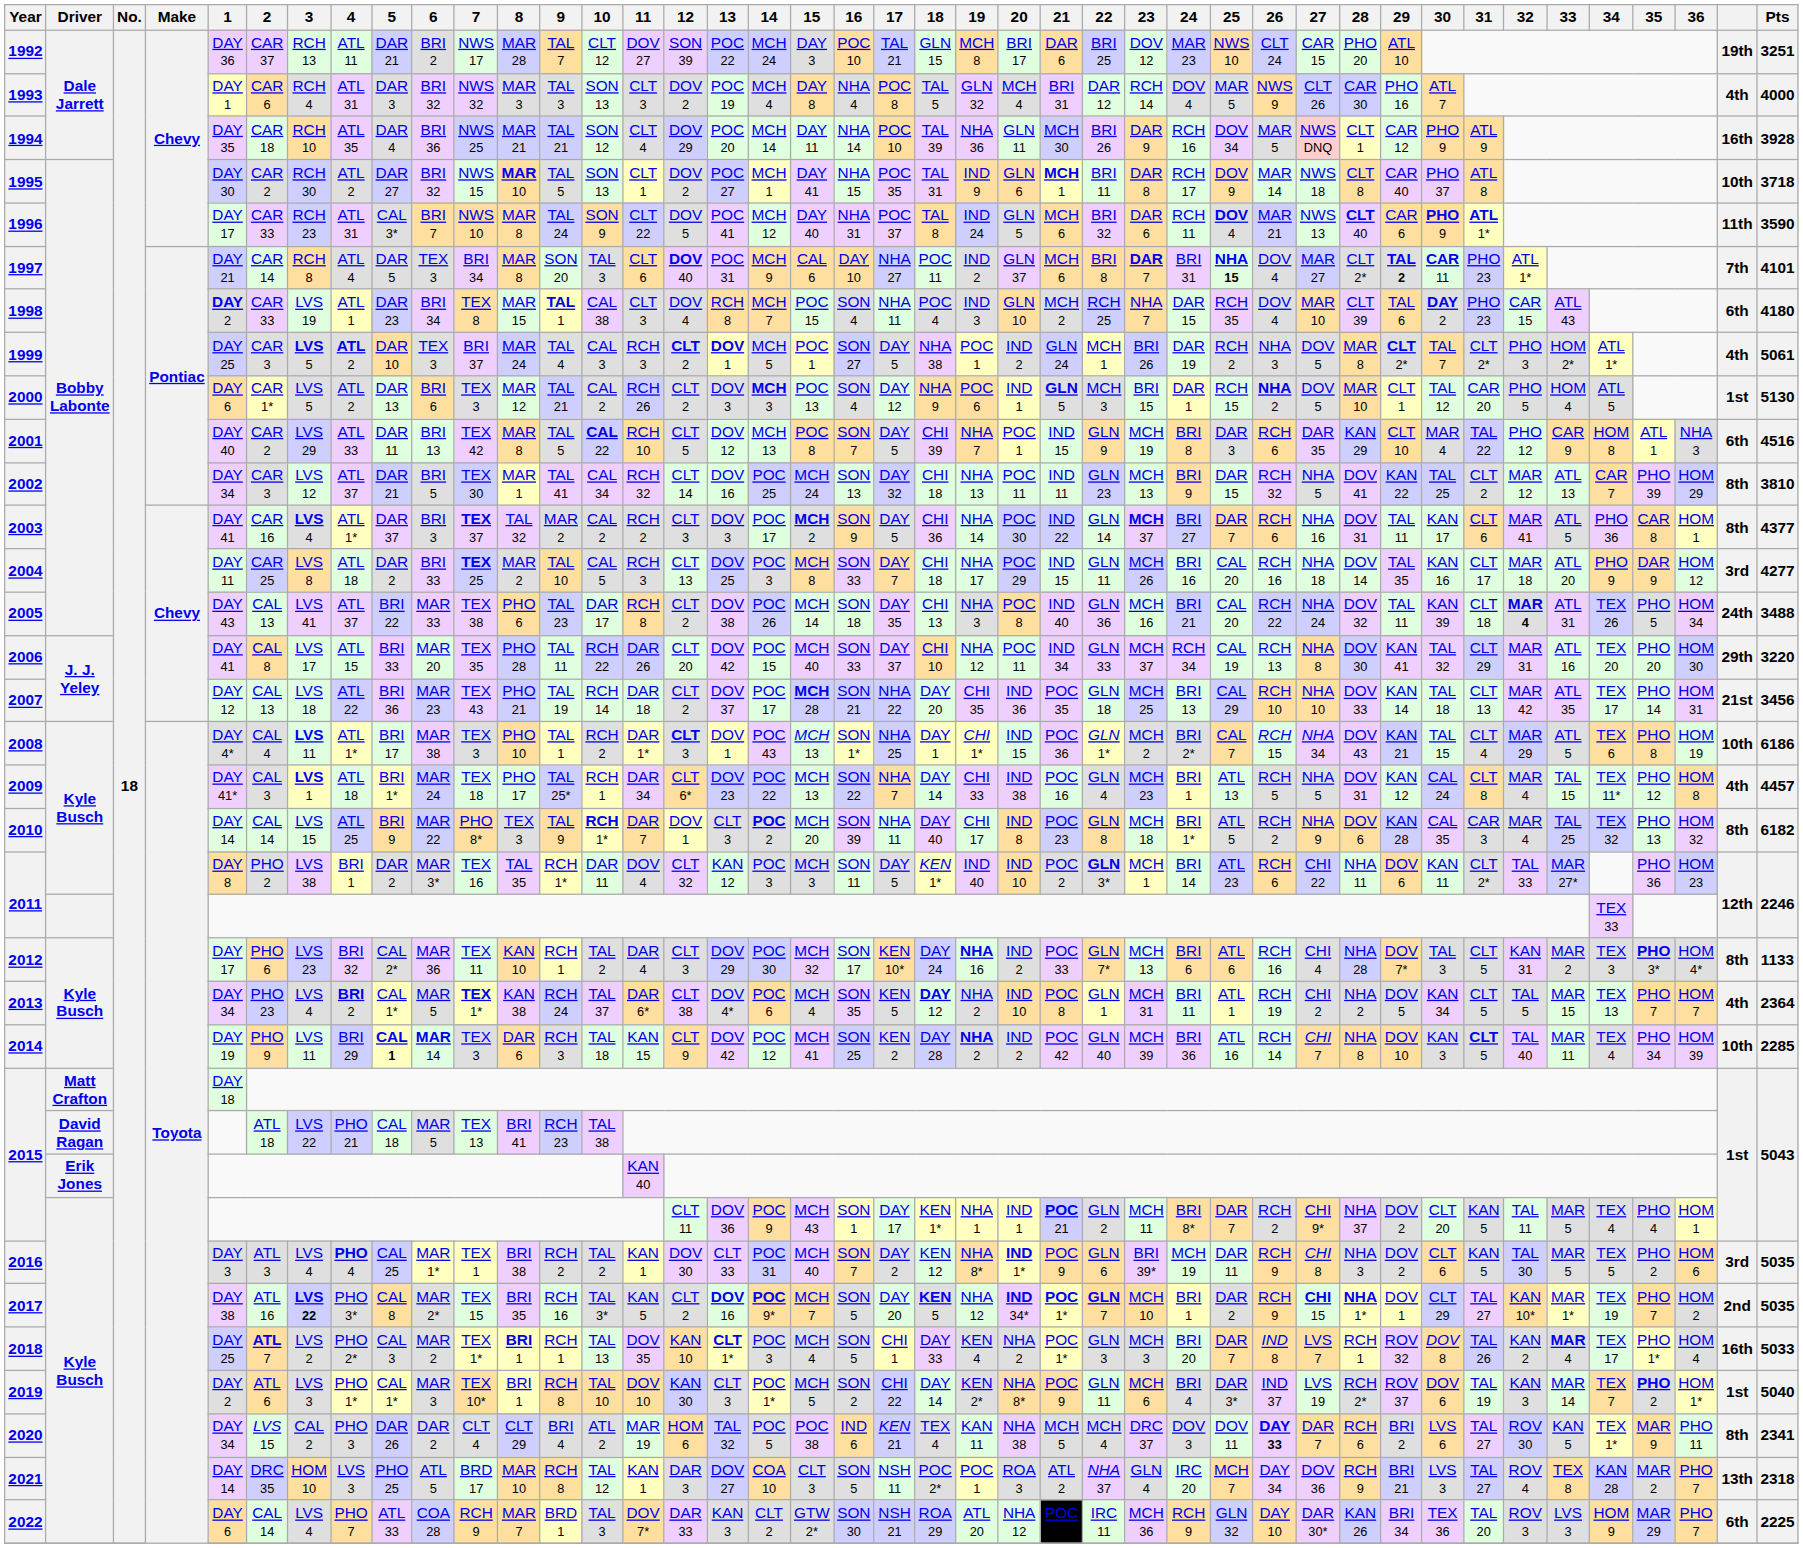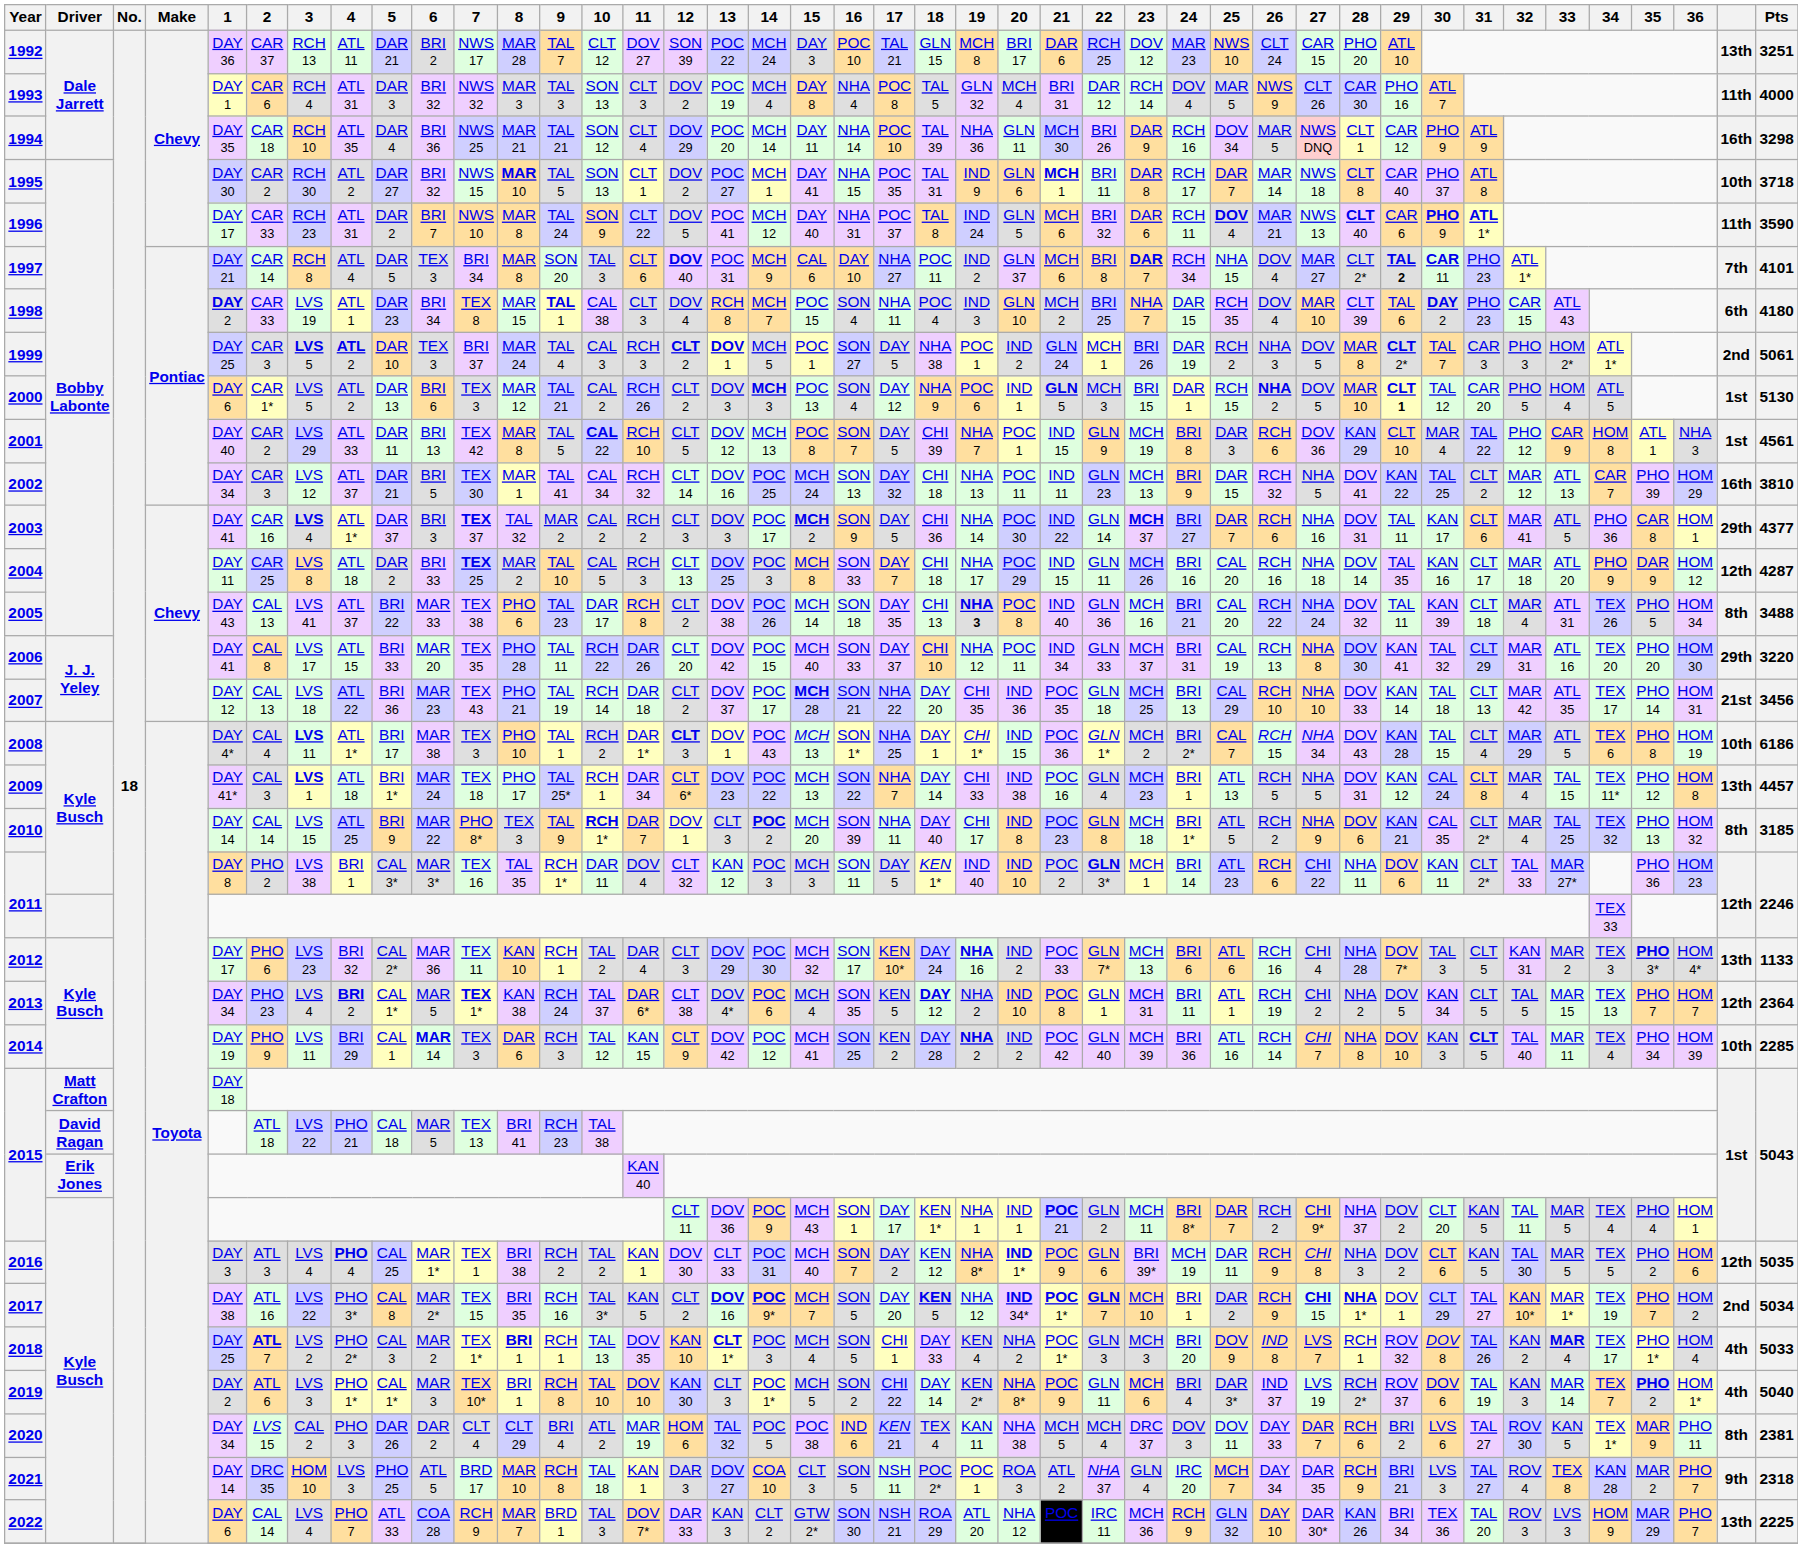(1104, 51) BRI 25 -> (1104, 51) RCH 25
(1737, 52) 19th -> (1736, 52) 13th
(1737, 95) 4th -> (1736, 95) 11th
(1777, 138) 3928 -> (1777, 138) 3298
(1231, 181) DOV 9 -> (1231, 181) DAR 7
(392, 224) CAL 3* -> (392, 224) DAR 2
(1189, 267) BRI 31 -> (1189, 267) RCH 34
(1231, 268) bold -> (1231, 267) normal
(1104, 310) RCH 25 -> (1104, 310) BRI 25
(1484, 354) CLT 2* -> (1484, 354) CAR 3
(1737, 354) 4th -> (1736, 354) 2nd
(1401, 397) normal -> (1401, 398) bold
(1318, 440) DAR 35 -> (1318, 440) DOV 36
(1737, 441) 6th -> (1736, 441) 1st
(1777, 441) 4516 -> (1777, 441) 4561
(1737, 484) 8th -> (1736, 484) 16th
(1737, 527) 8th -> (1736, 527) 29th
(1737, 570) 3rd -> (1736, 570) 12th
(1777, 570) 4277 -> (1777, 570) 4287
(977, 613) normal -> (977, 614) bold
(1525, 614) bold -> (1525, 613) normal
(1737, 614) 24th -> (1736, 614) 8th
(1189, 656) RCH 34 -> (1189, 656) BRI 31
(1401, 743) KAN 21 -> (1401, 743) KAN 28
(1737, 787) 4th -> (1736, 787) 13th
(1401, 829) KAN 28 -> (1401, 829) KAN 21
(1484, 829) CAR 3 -> (1484, 829) CLT 2*
(1777, 830) 6182 -> (1777, 830) 3185
(392, 872) DAR 2 -> (392, 872) CAL 3*
(1737, 960) 8th -> (1736, 960) 13th
(1737, 1003) 4th -> (1736, 1003) 12th
(392, 1046) bold -> (392, 1045) normal
(602, 1045) TAL 18 -> (602, 1045) TAL 12
(1737, 1262) 3rd -> (1736, 1262) 12th
(309, 1306) bold -> (309, 1305) normal
(1777, 1306) 5035 -> (1777, 1306) 5034
(1231, 1348) DAR 7 -> (1231, 1348) DOV 9
(1737, 1349) 16th -> (1736, 1349) 4th
(1737, 1392) 1st -> (1736, 1392) 4th
(1275, 1435) bold -> (1275, 1435) normal
(1777, 1435) 2341 -> (1777, 1435) 2381
(602, 1478) TAL 12 -> (602, 1478) TAL 18
(1318, 1478) DOV 36 -> (1318, 1478) DAR 35
(1737, 1478) 13th -> (1736, 1478) 9th
(1737, 1522) 6th -> (1736, 1522) 13th
